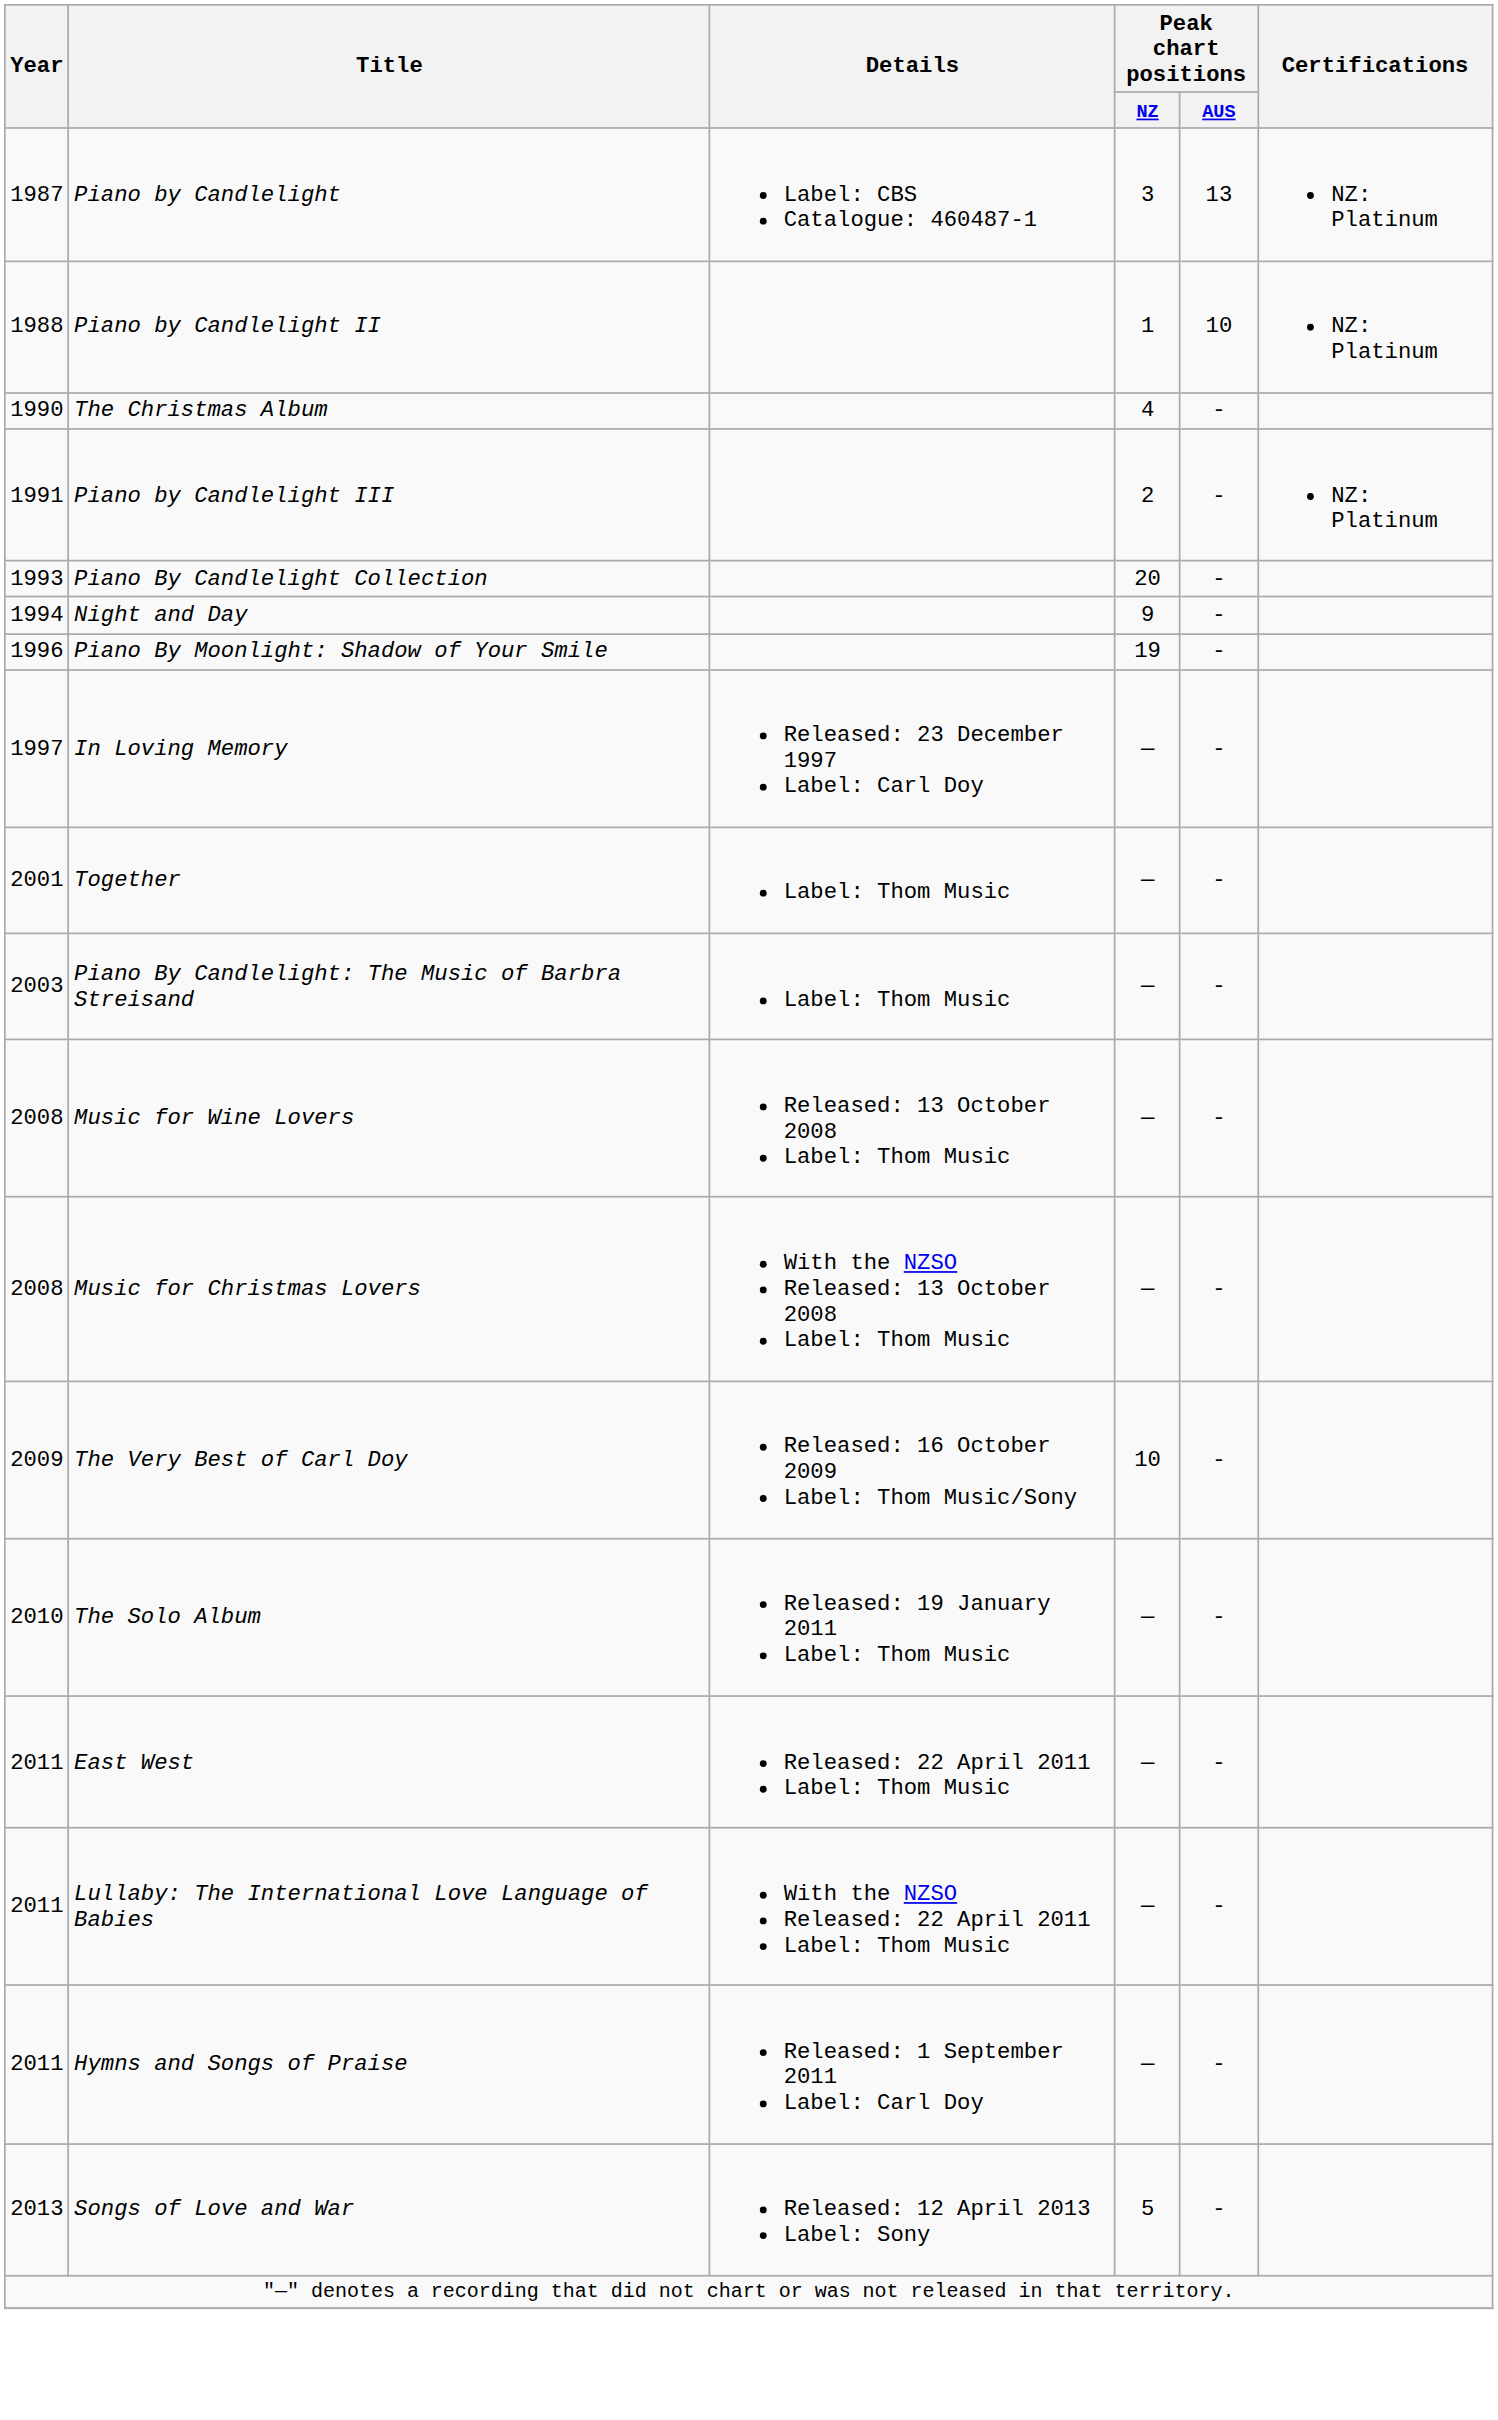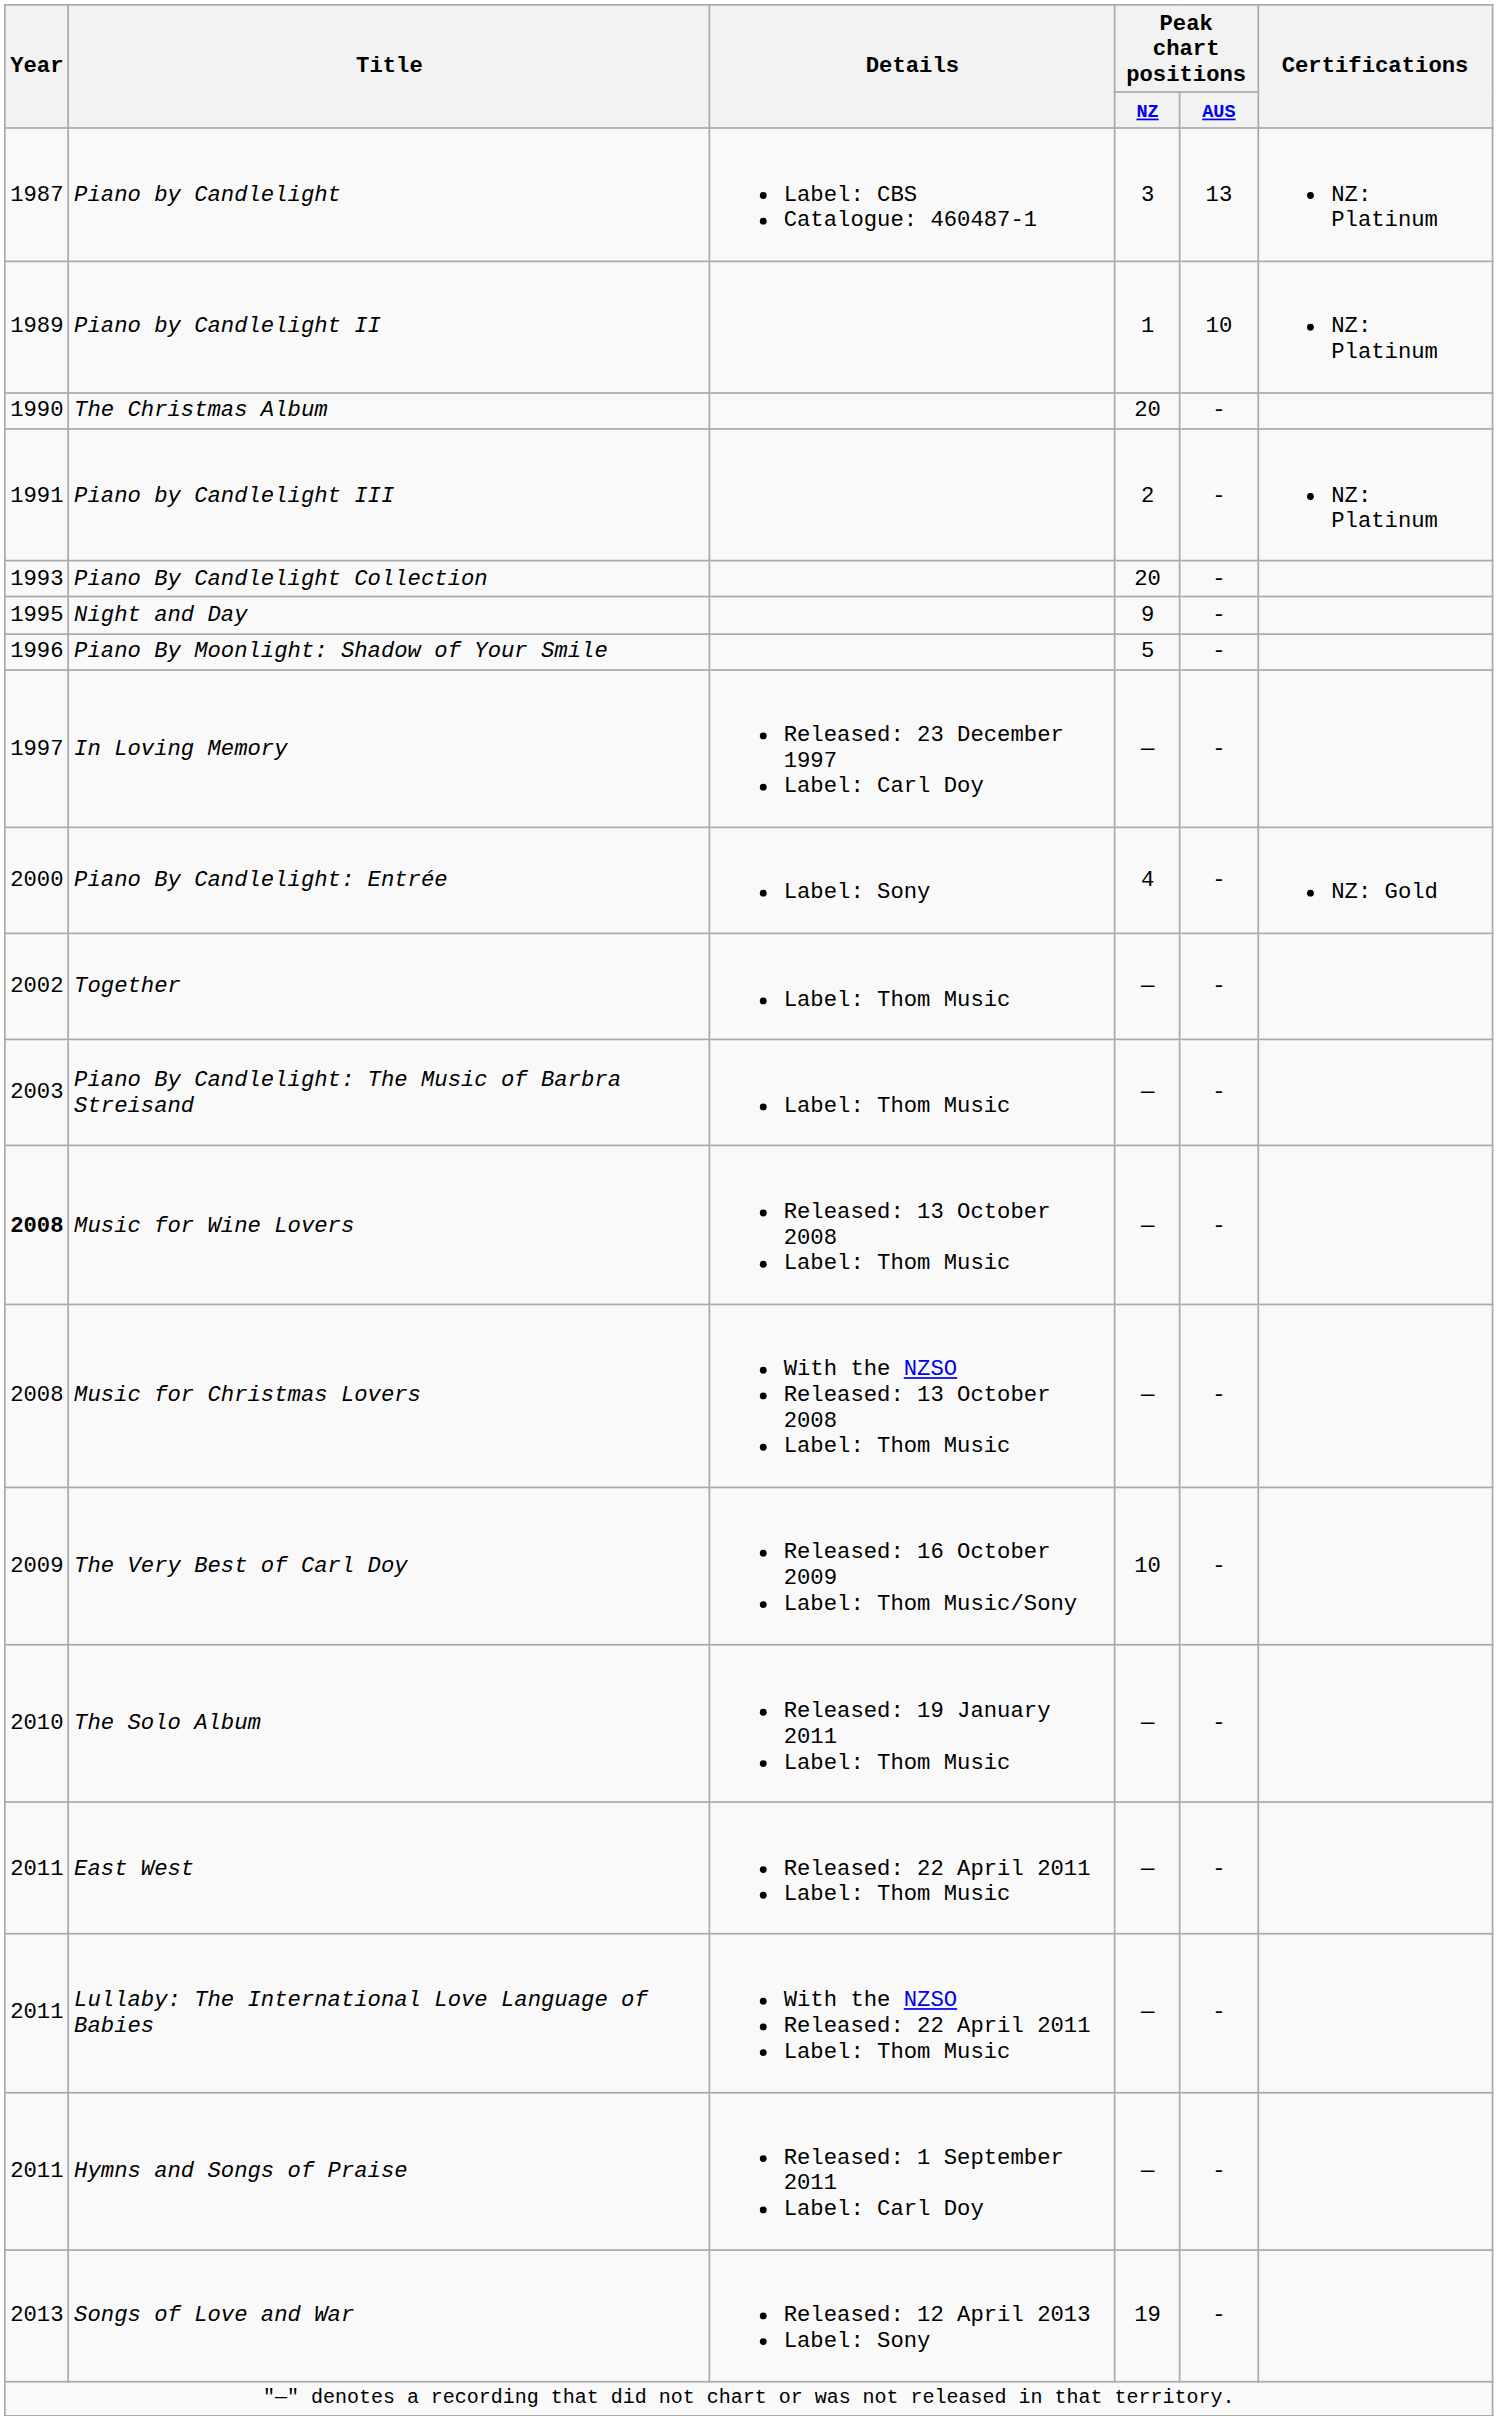(37, 327) 1988 -> (37, 327) 1989
(1148, 411) 4 -> (1148, 411) 20
(37, 615) 1994 -> (37, 615) 1995
(1148, 651) 19 -> (1148, 651) 5
+ row: (261, 880)
(37, 880) 2001 -> (37, 987) 2002
(37, 1119) normal -> (37, 1225) bold
(1148, 2209) 5 -> (1148, 2316) 19
